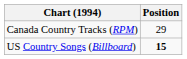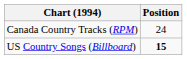(161, 29) 29 -> (161, 29) 24
